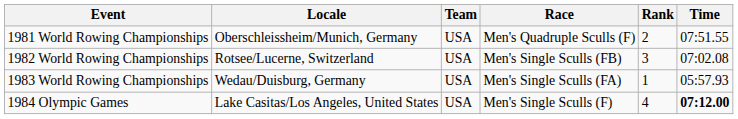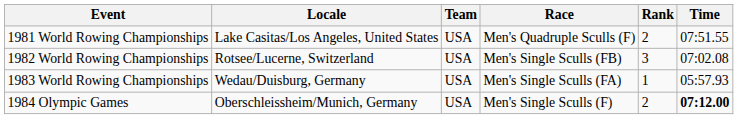(316, 37) Oberschleissheim/Munich, Germany -> (327, 37) Lake Casitas/Los Angeles, United States
(327, 102) Lake Casitas/Los Angeles, United States -> (316, 102) Oberschleissheim/Munich, Germany
(645, 102) 4 -> (645, 102) 2
